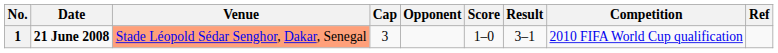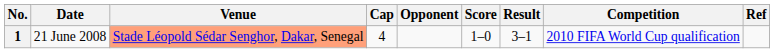(72, 36) bold -> (70, 36) normal
(385, 36) 3 -> (382, 36) 4
